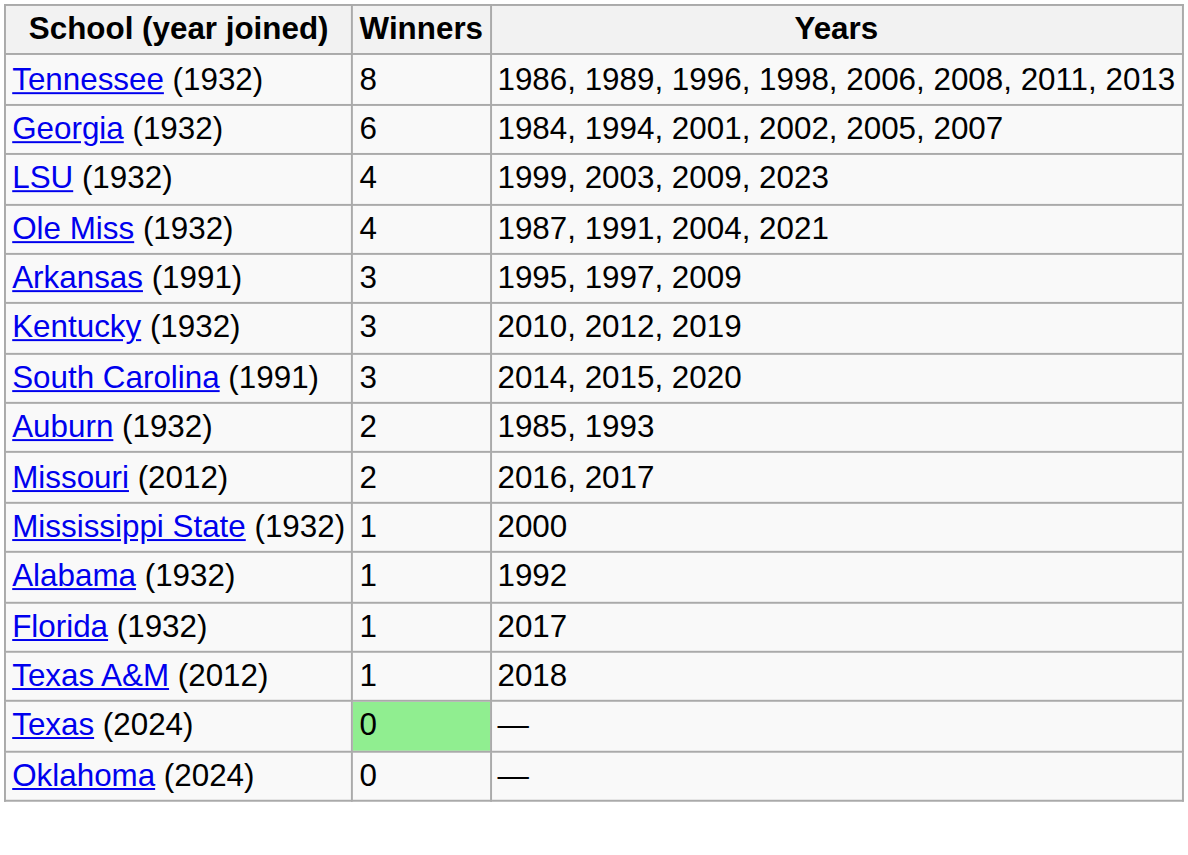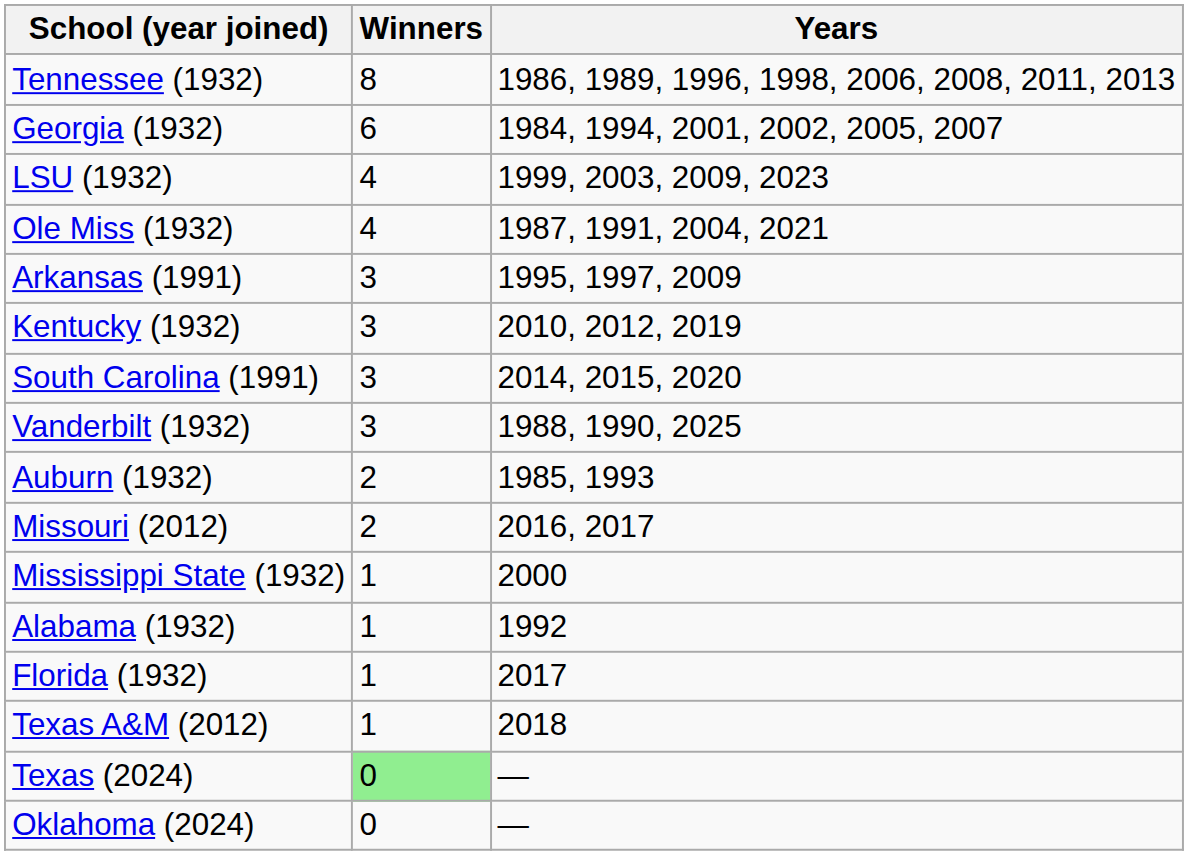+ row: (131, 427)
